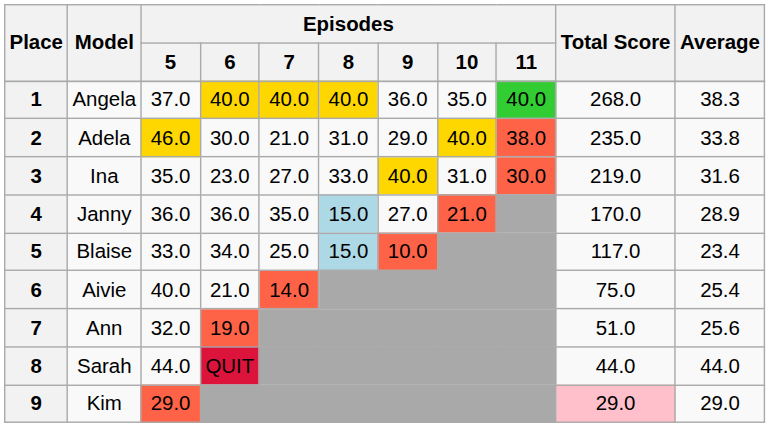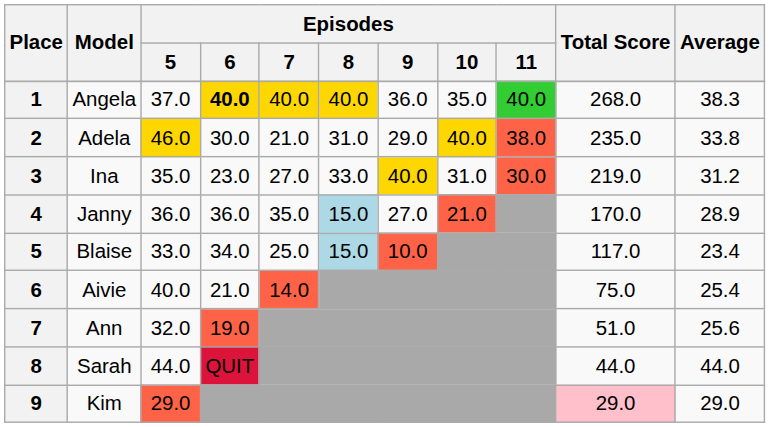(230, 100) normal -> (230, 100) bold
(720, 176) 31.6 -> (720, 176) 31.2
